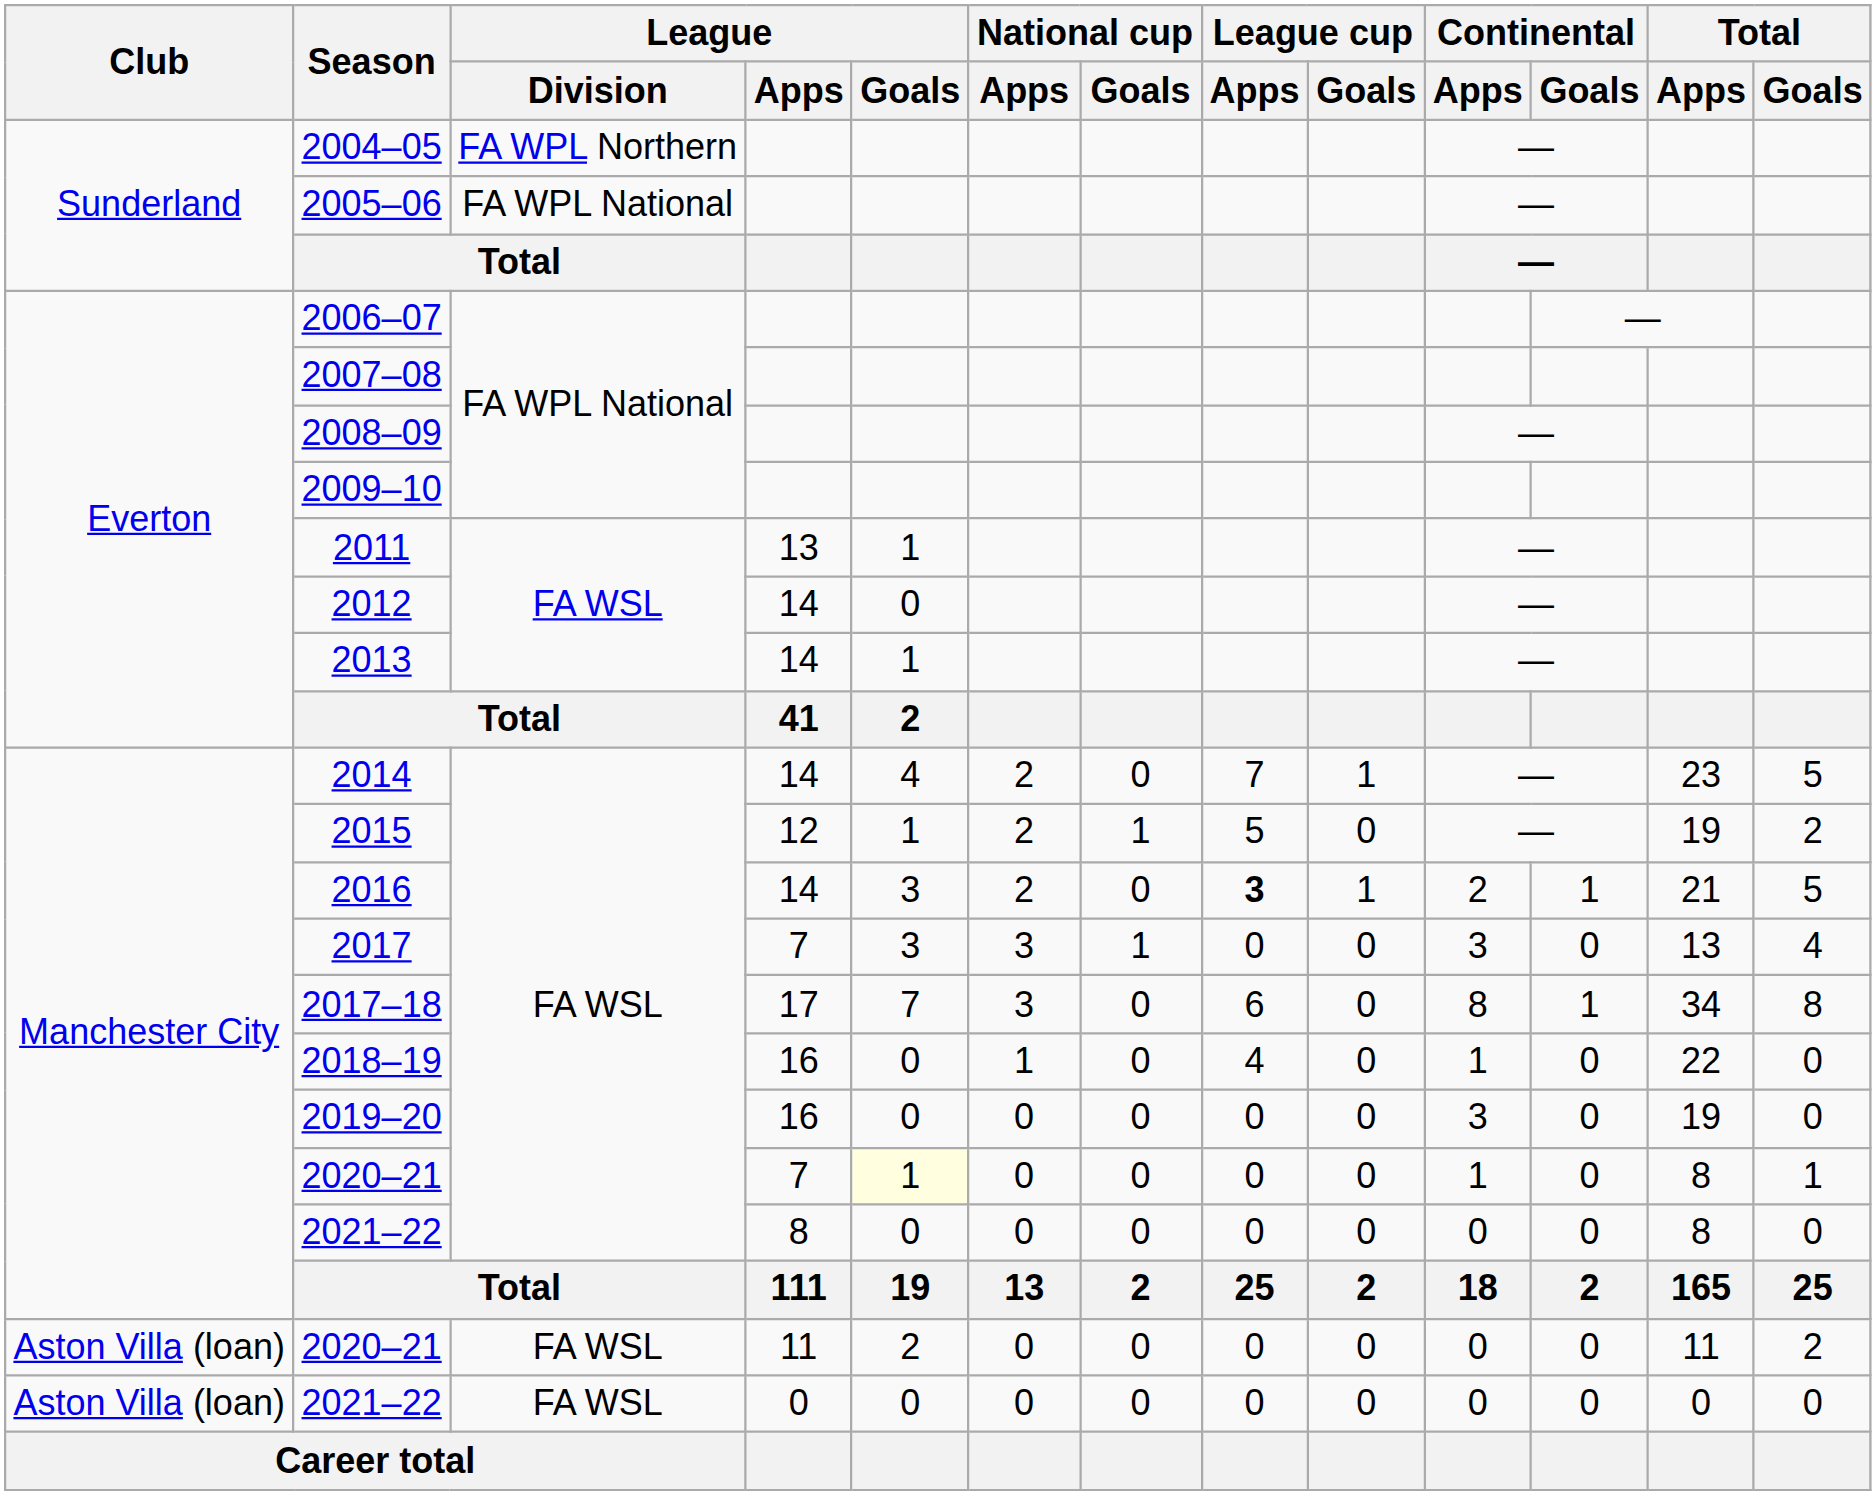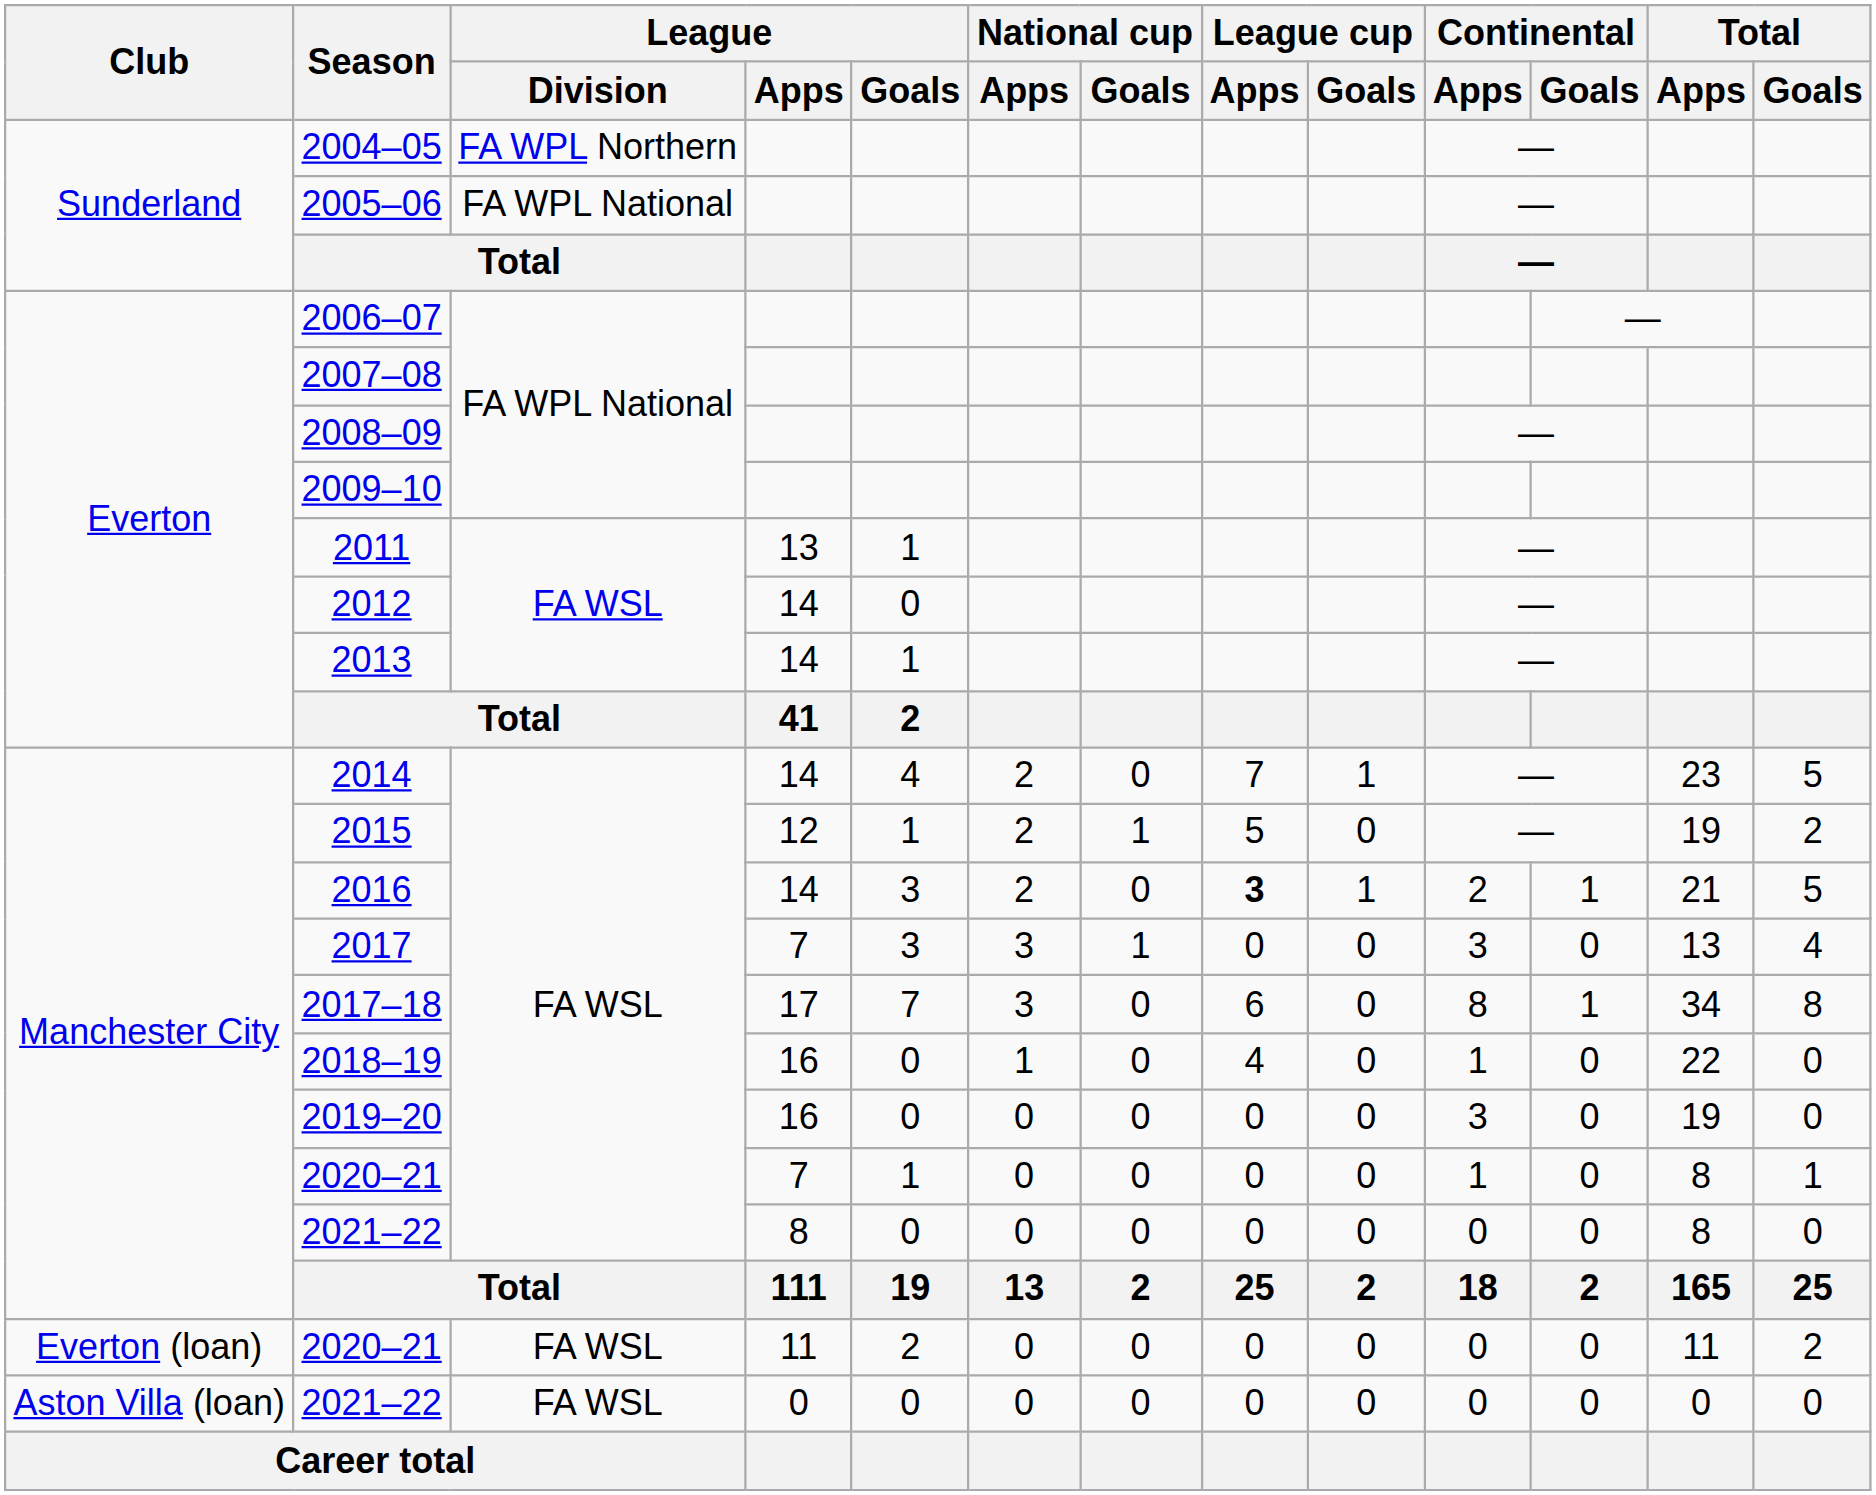(910, 1174) lightyellow background -> (910, 1174) no background
(149, 1346) Aston Villa (loan) -> (149, 1346) Everton (loan)
